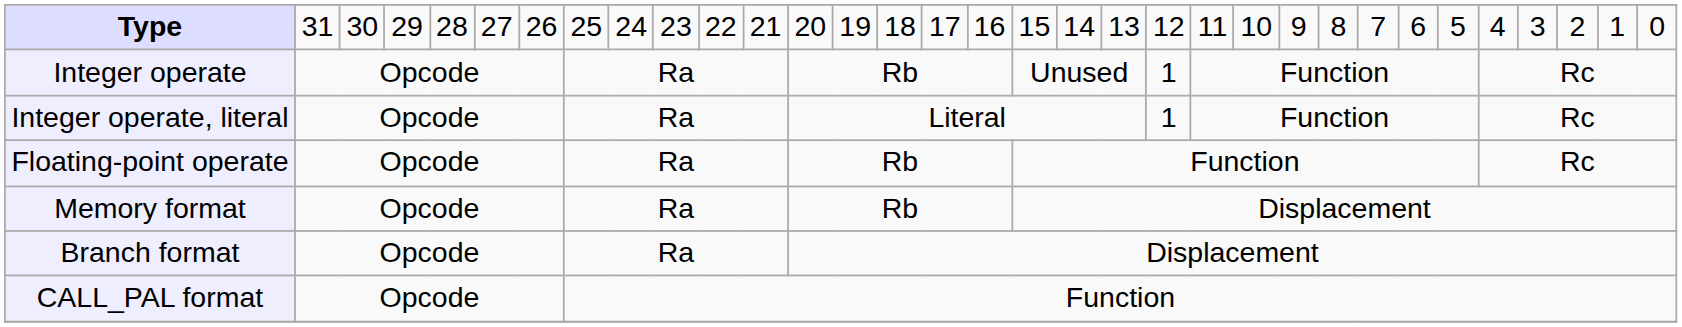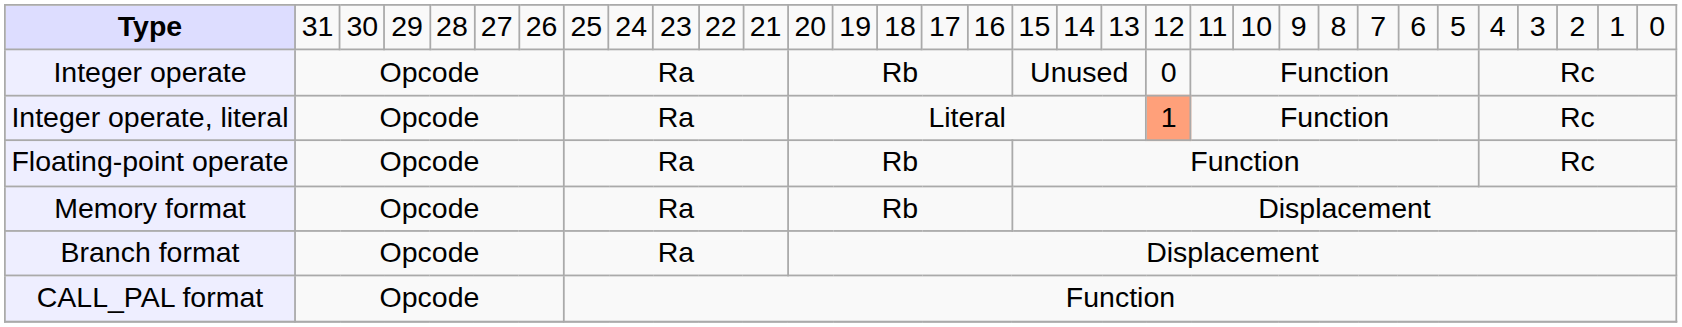(1169, 72) 1 -> (1169, 72) 0
(1169, 117) no background -> (1169, 117) lightsalmon background
